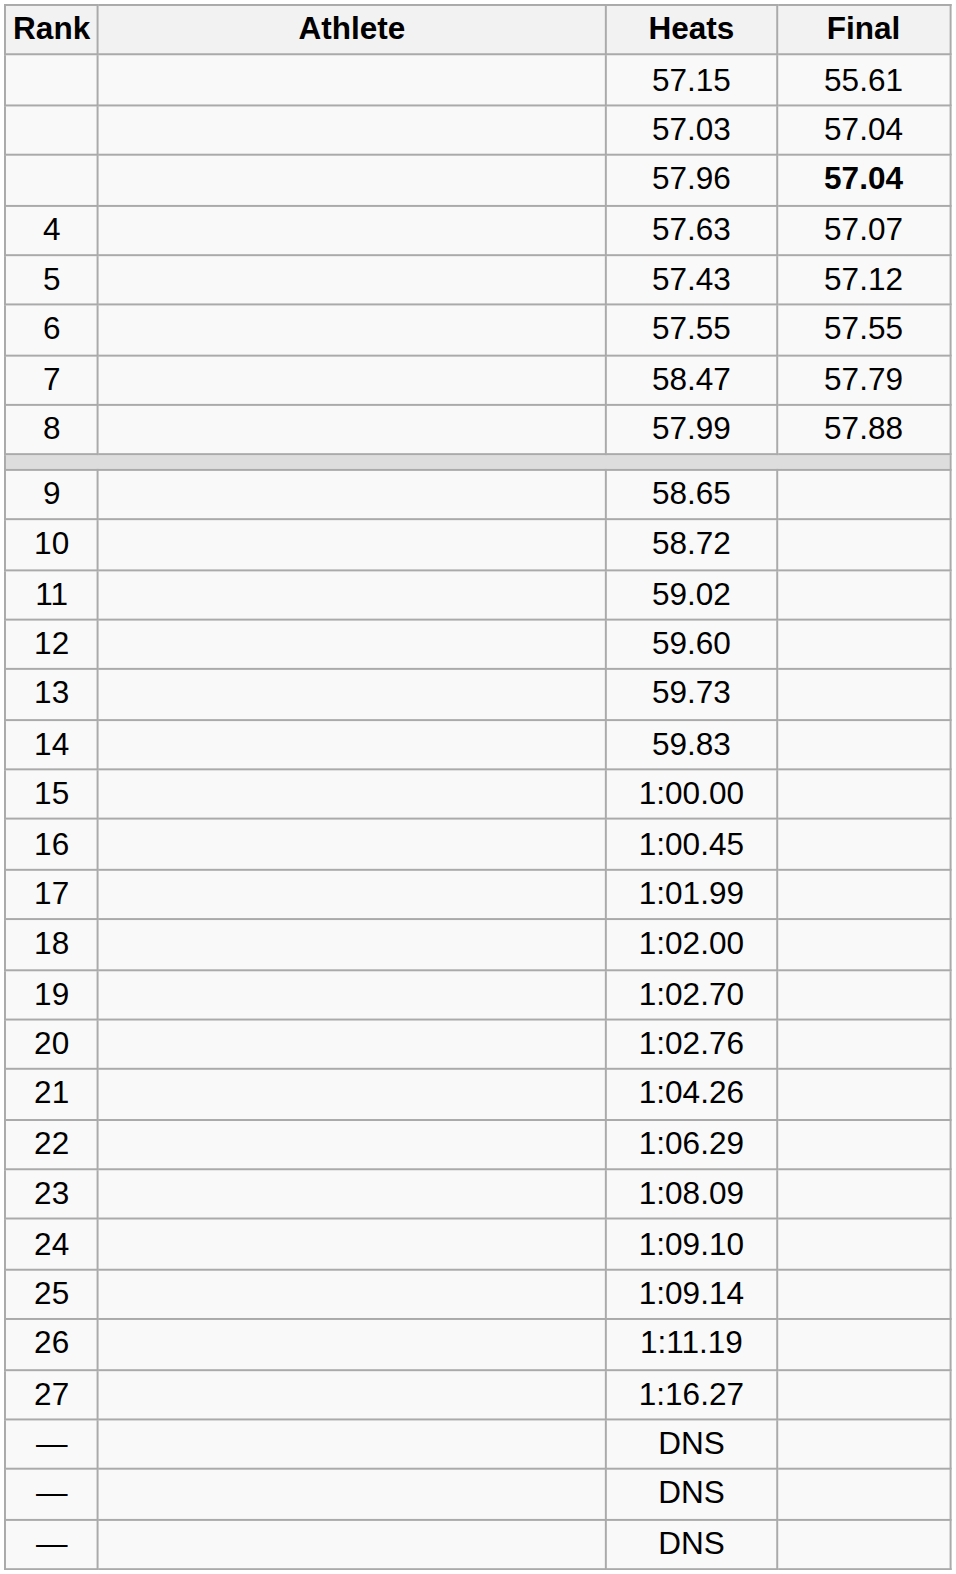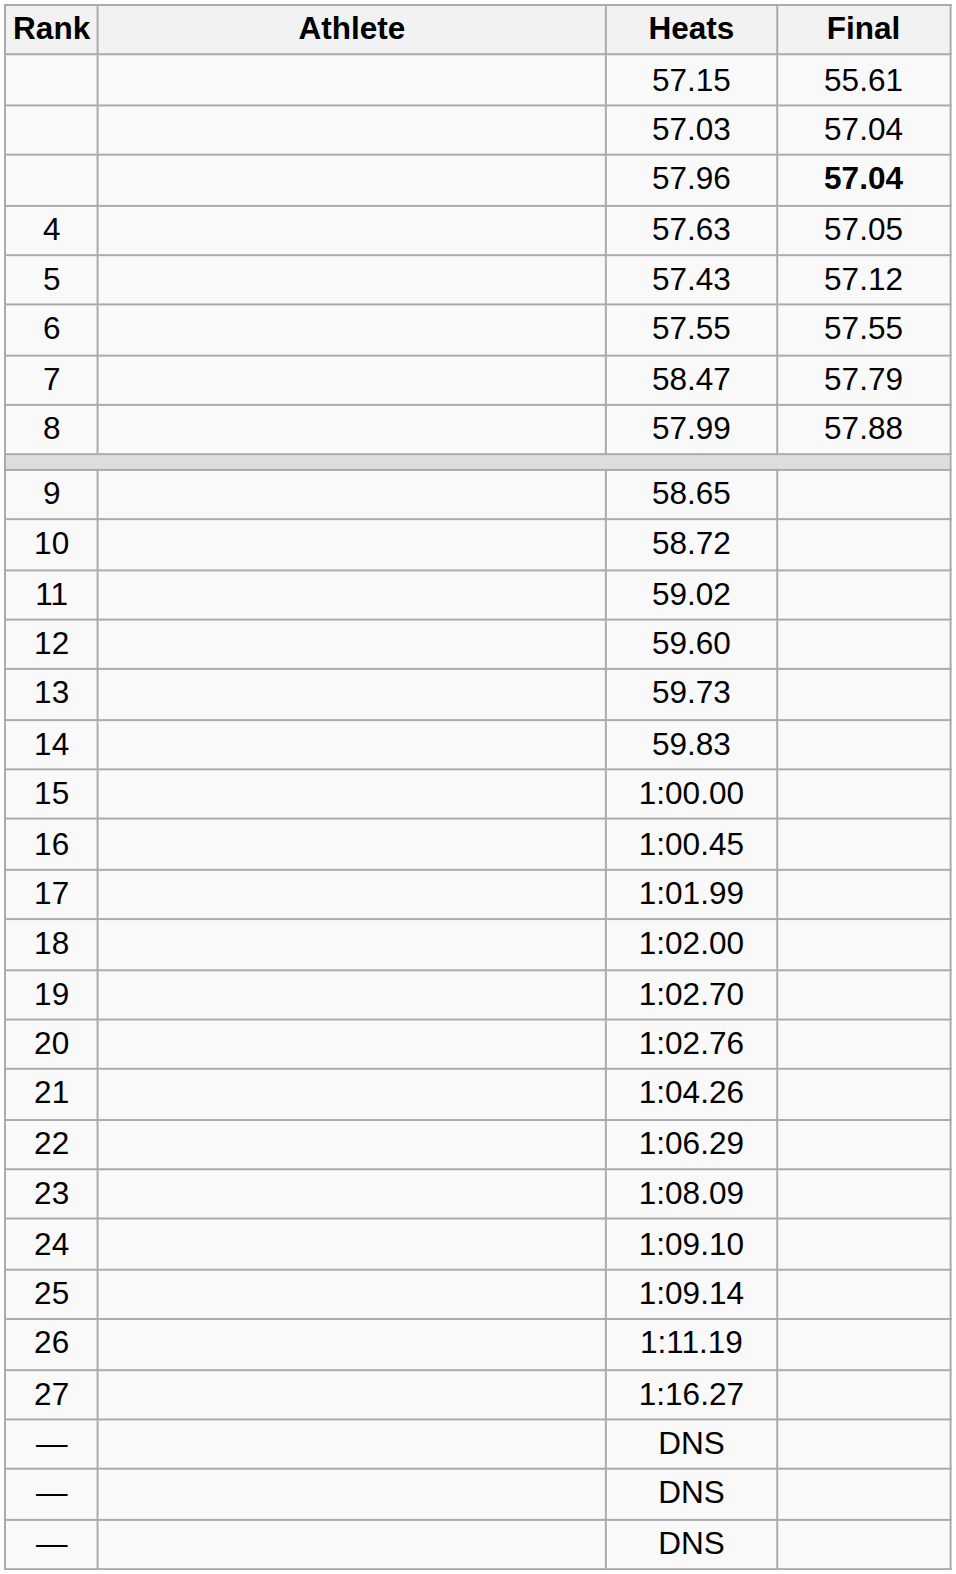(864, 229) 57.07 -> (864, 229) 57.05
